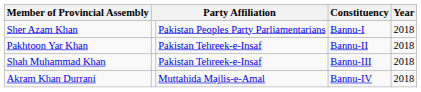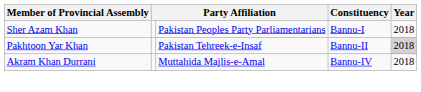(404, 45) no background -> (404, 45) lightgrey background
- row: (56, 62)
